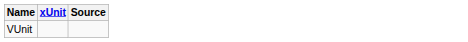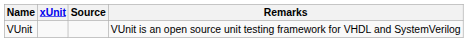+ column: (286, 12)
